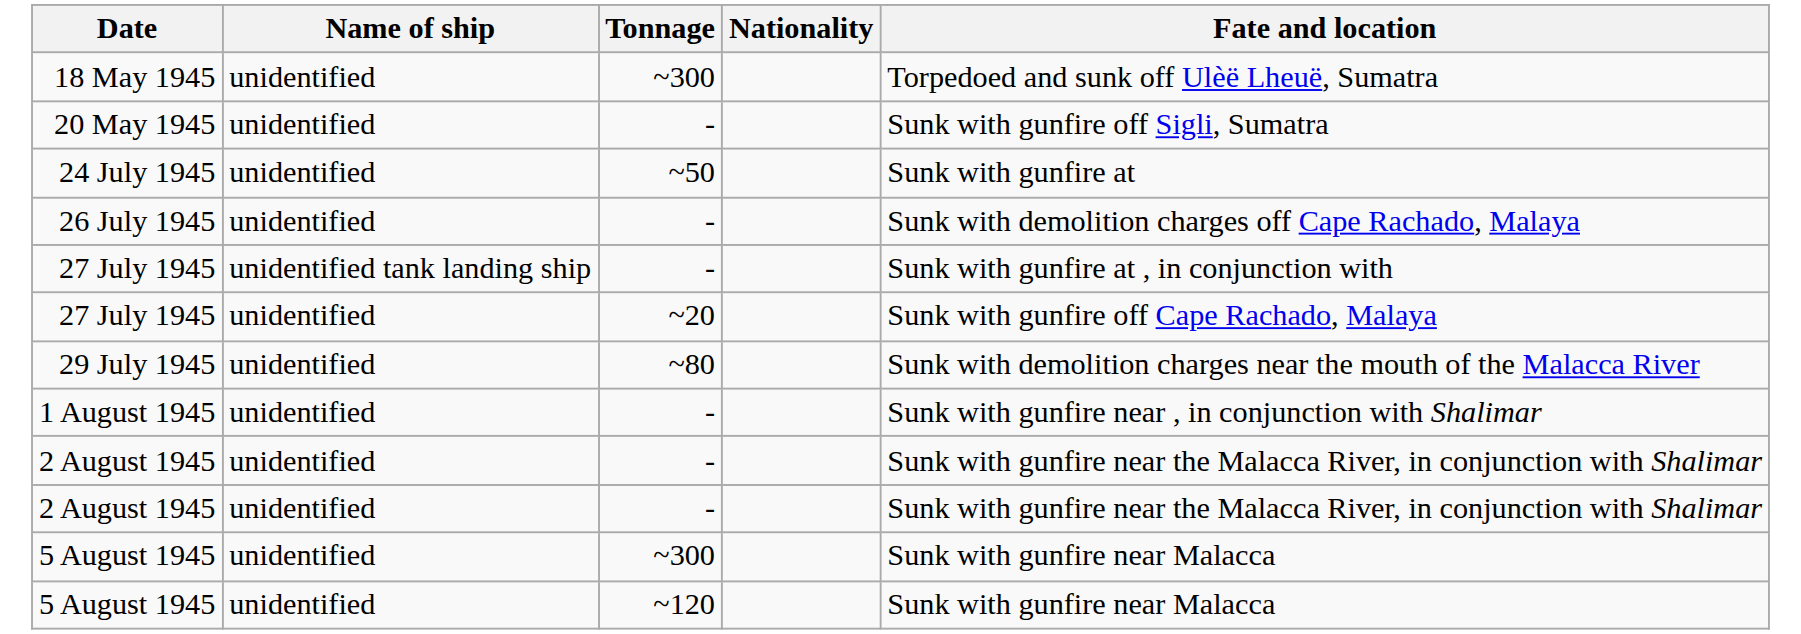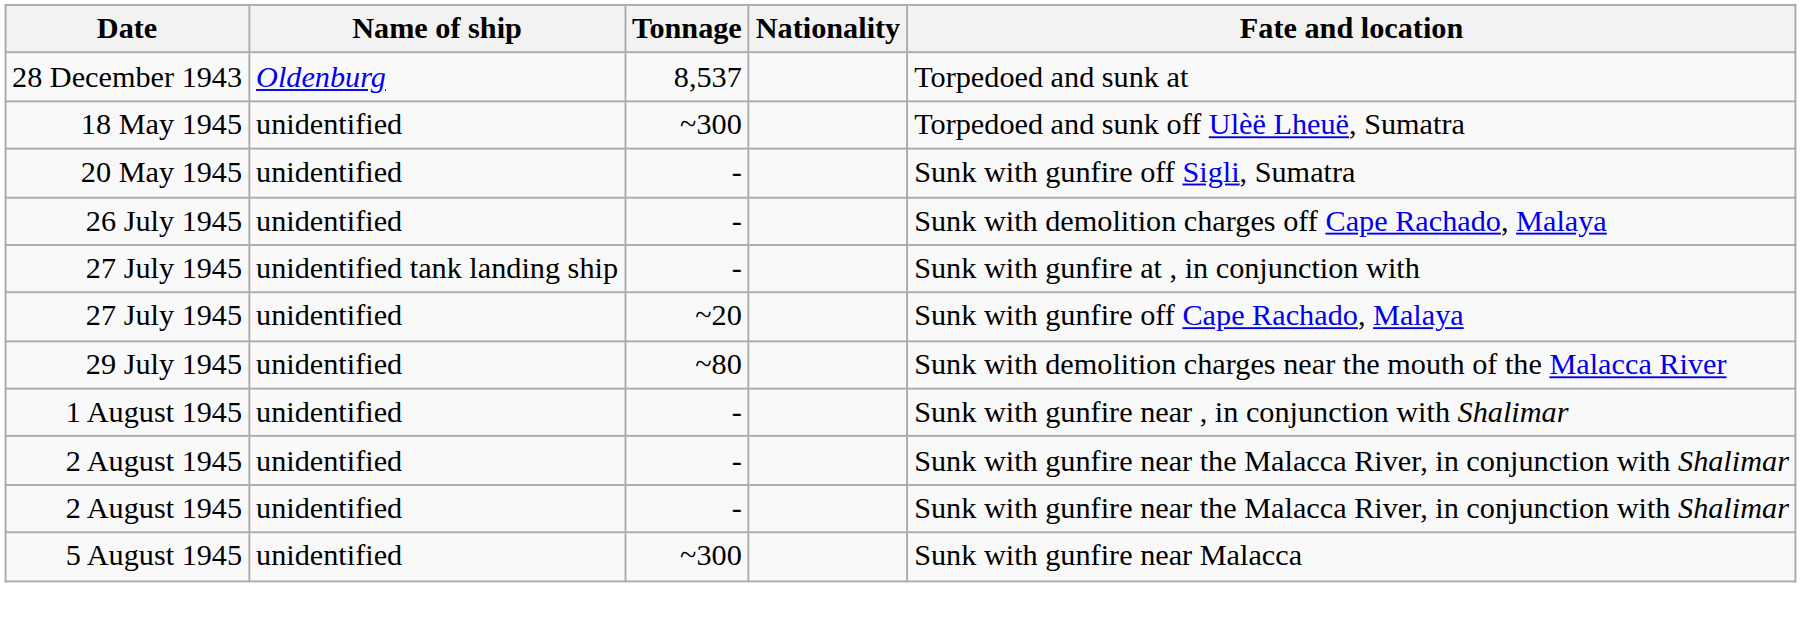+ row: (127, 76)
- row: (137, 172)
- row: (127, 603)
